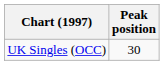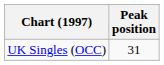(134, 49) 30 -> (134, 49) 31
